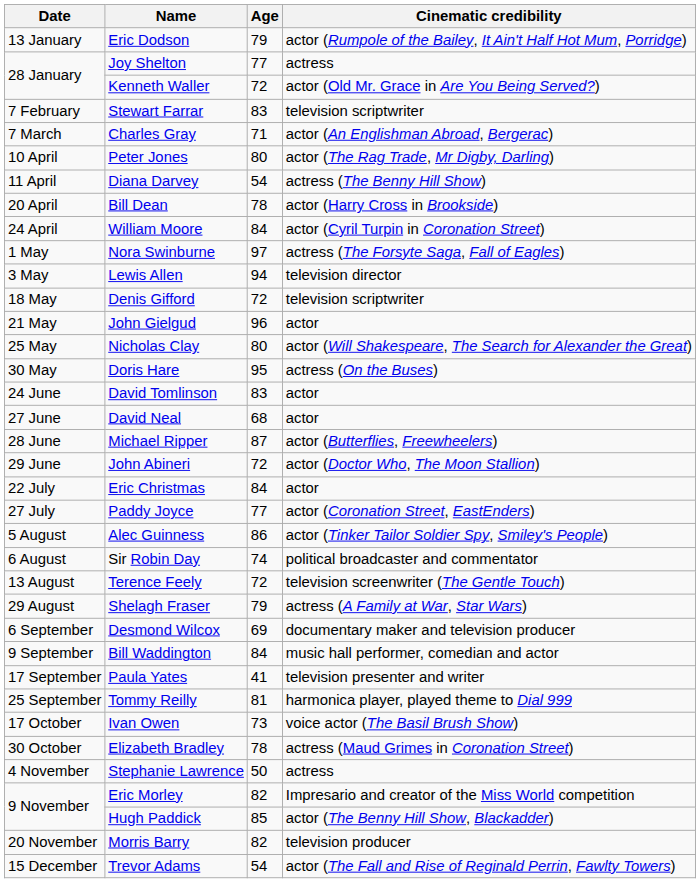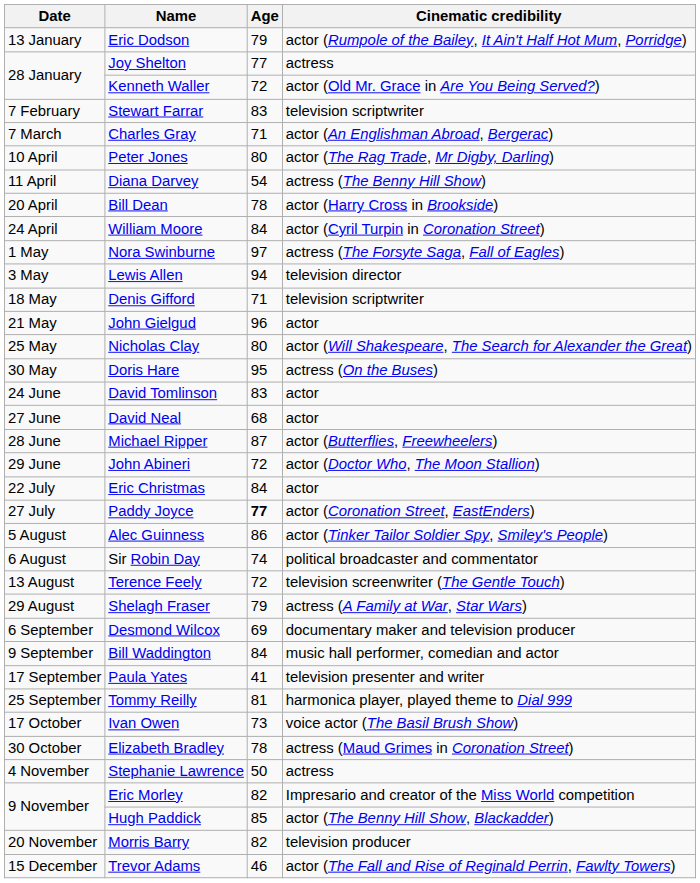(259, 299) 72 -> (259, 299) 71
(259, 511) normal -> (259, 511) bold
(259, 865) 54 -> (259, 865) 46
